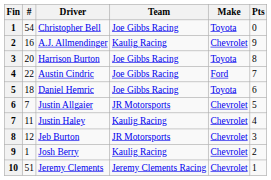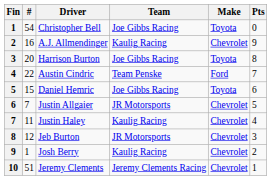(145, 74) Joe Gibbs Racing -> (137, 74) Team Penske
(29, 90) 18 -> (29, 90) 15
